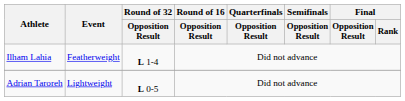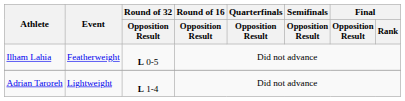(148, 63) L 1-4 -> (148, 63) L 0-5
(148, 89) L 0-5 -> (148, 89) L 1-4
